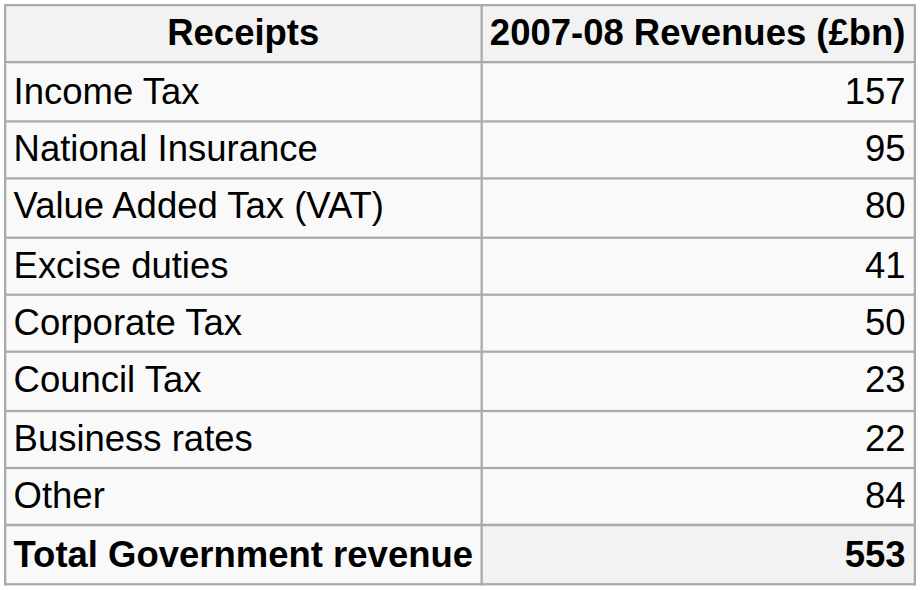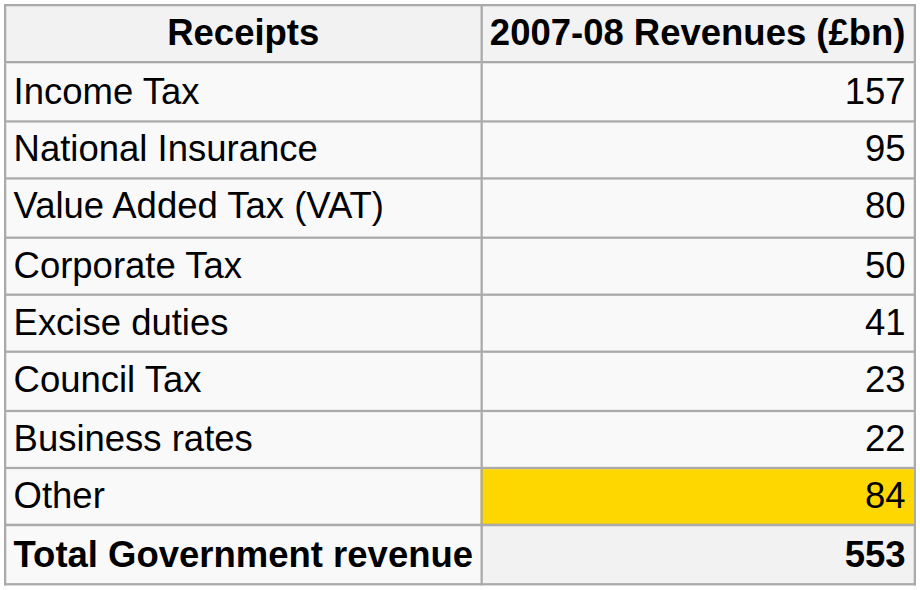rows swapped: (128, 322) <-> (121, 264)
(885, 496) no background -> (885, 496) gold background
